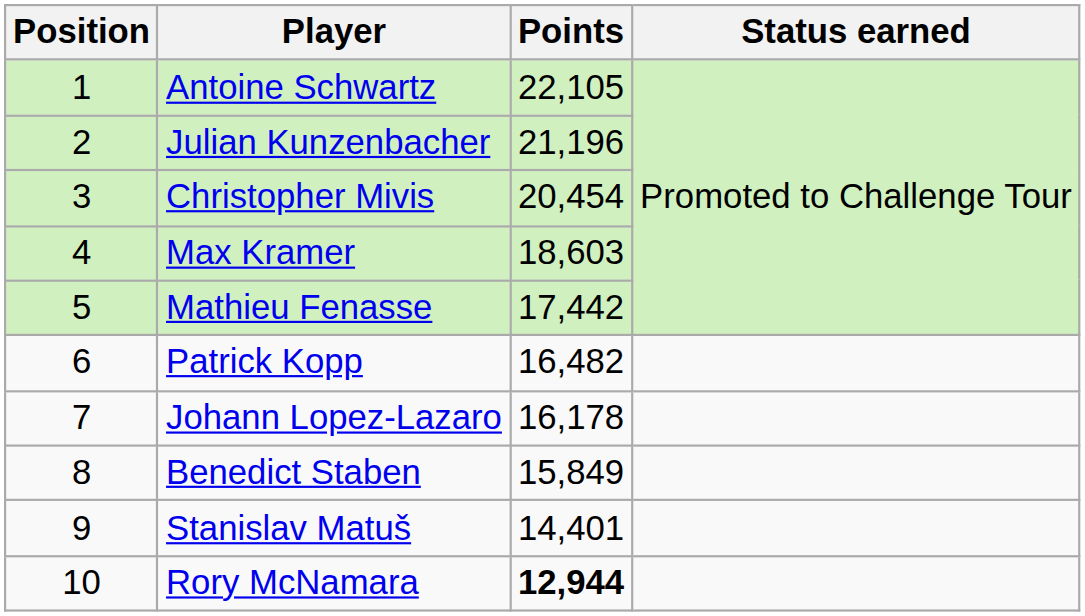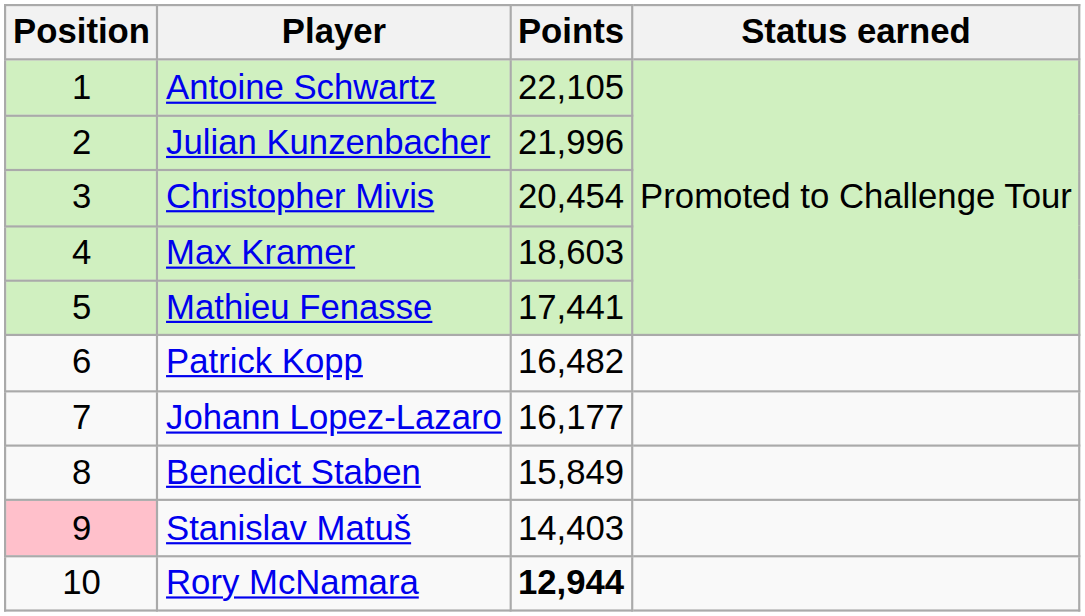(571, 142) 21,196 -> (571, 142) 21,996
(571, 307) 17,442 -> (571, 307) 17,441
(571, 417) 16,178 -> (571, 417) 16,177
(82, 527) no background -> (82, 527) pink background
(571, 527) 14,401 -> (571, 527) 14,403
